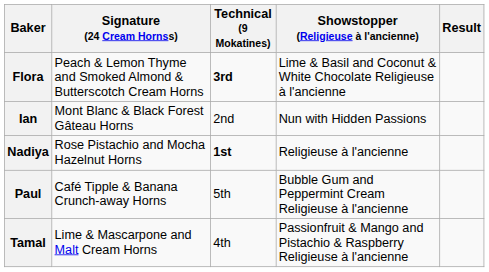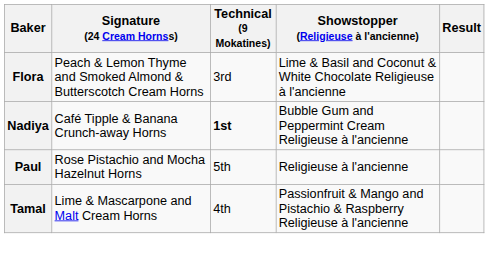(223, 77) bold -> (222, 77) normal
- row: (28, 118)
(130, 152) Rose Pistachio and Mocha Hazelnut Horns -> (116, 125) Café Tipple & Banana Crunch-away Horns
(344, 152) Religieuse à l'ancienne -> (344, 125) Bubble Gum and Peppermint Cream Religieuse à l'ancienne
(116, 194) Café Tipple & Banana Crunch-away Horns -> (130, 167) Rose Pistachio and Mocha Hazelnut Horns
(344, 194) Bubble Gum and Peppermint Cream Religieuse à l'ancienne -> (344, 167) Religieuse à l'ancienne
